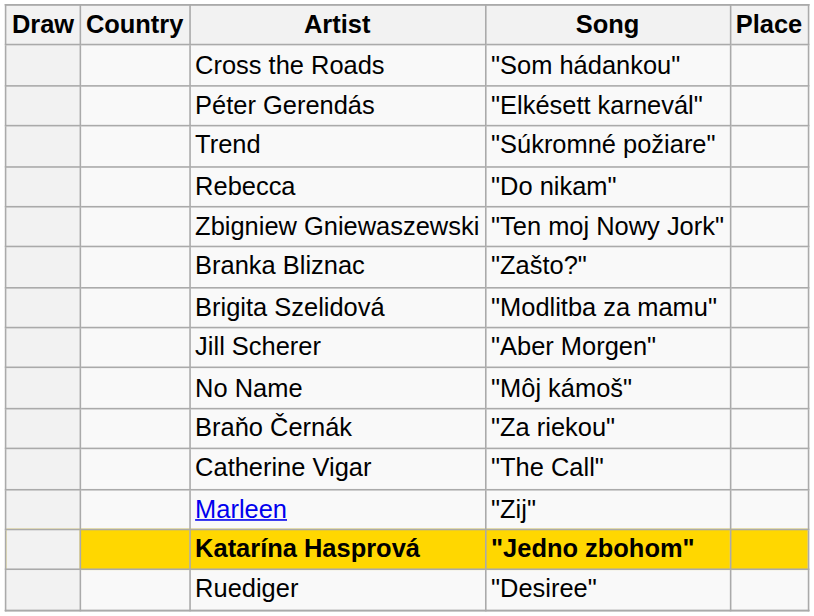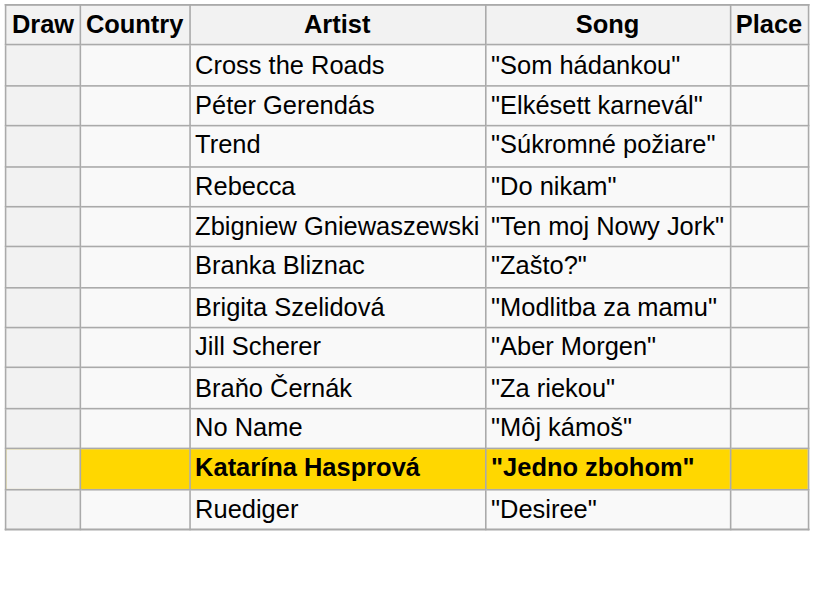rows swapped: (274, 428) <-> (249, 387)
- row: (283, 468)
- row: (241, 508)
